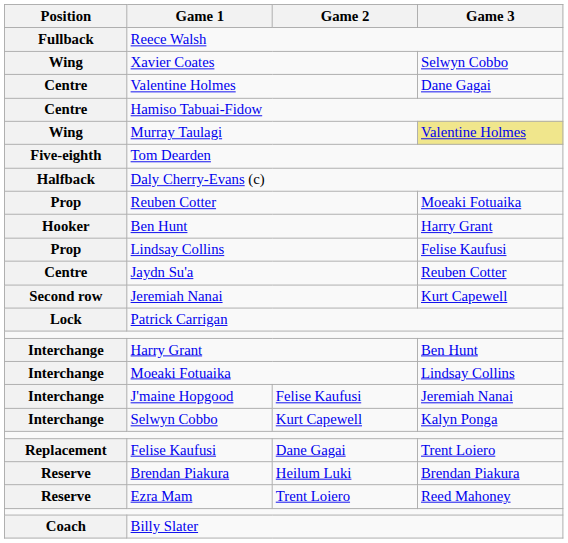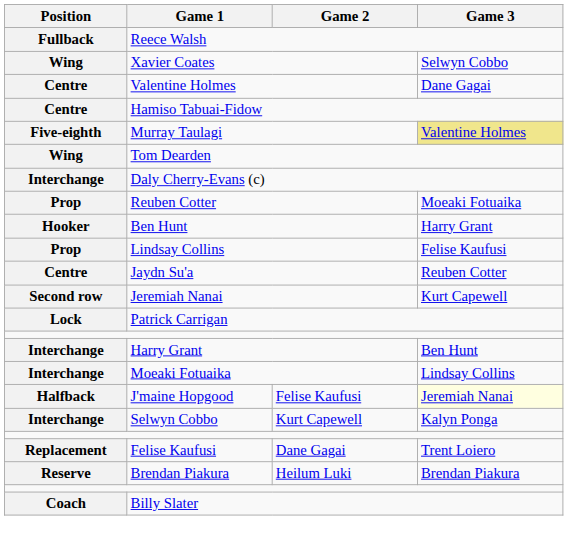(66, 132) Wing -> (66, 132) Five-eighth
(66, 156) Five-eighth -> (66, 156) Wing
(66, 179) Halfback -> (66, 179) Interchange
(66, 396) Interchange -> (66, 396) Halfback
(467, 396) no background -> (467, 396) lightyellow background
- row: (161, 496)
